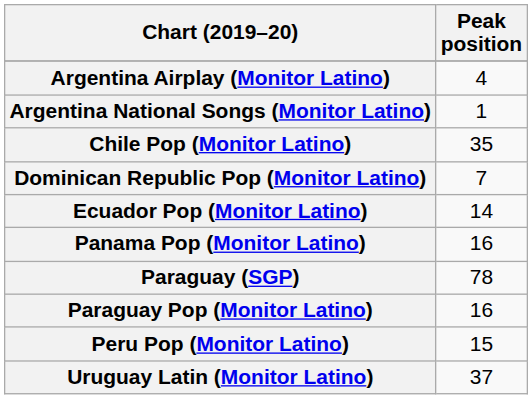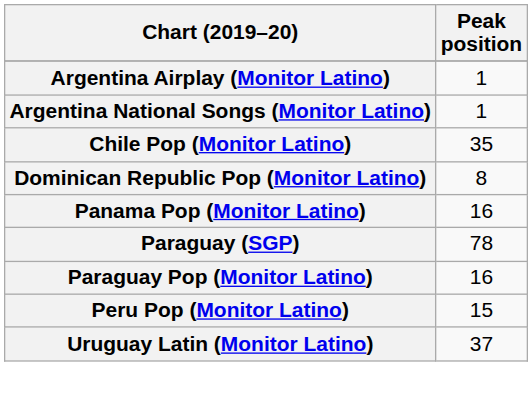(481, 77) 4 -> (481, 77) 1
(481, 177) 7 -> (481, 177) 8
- row: (220, 210)
